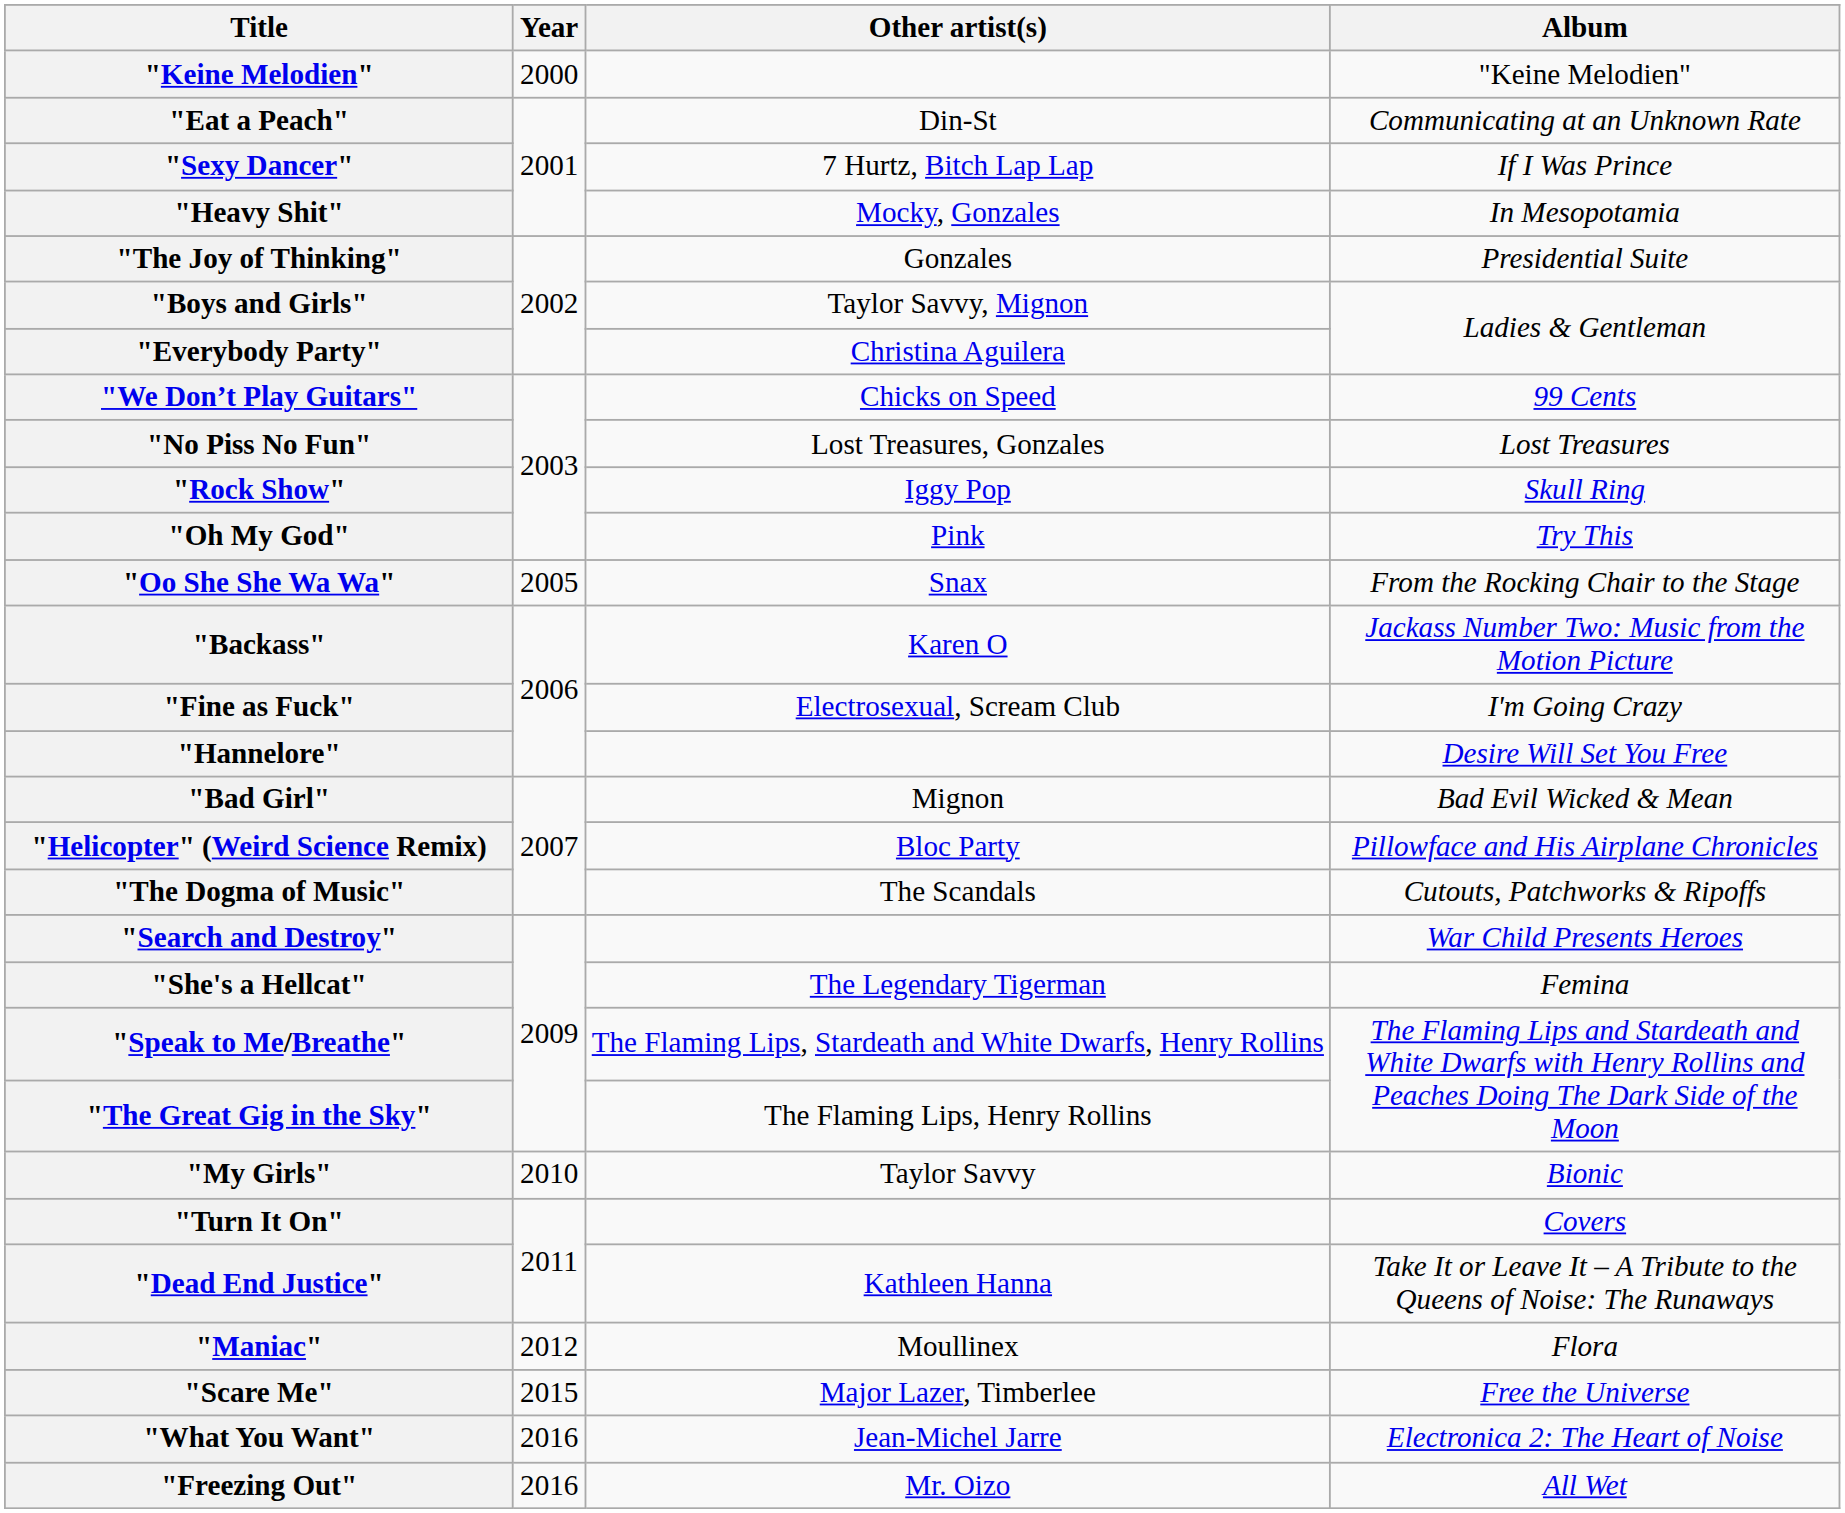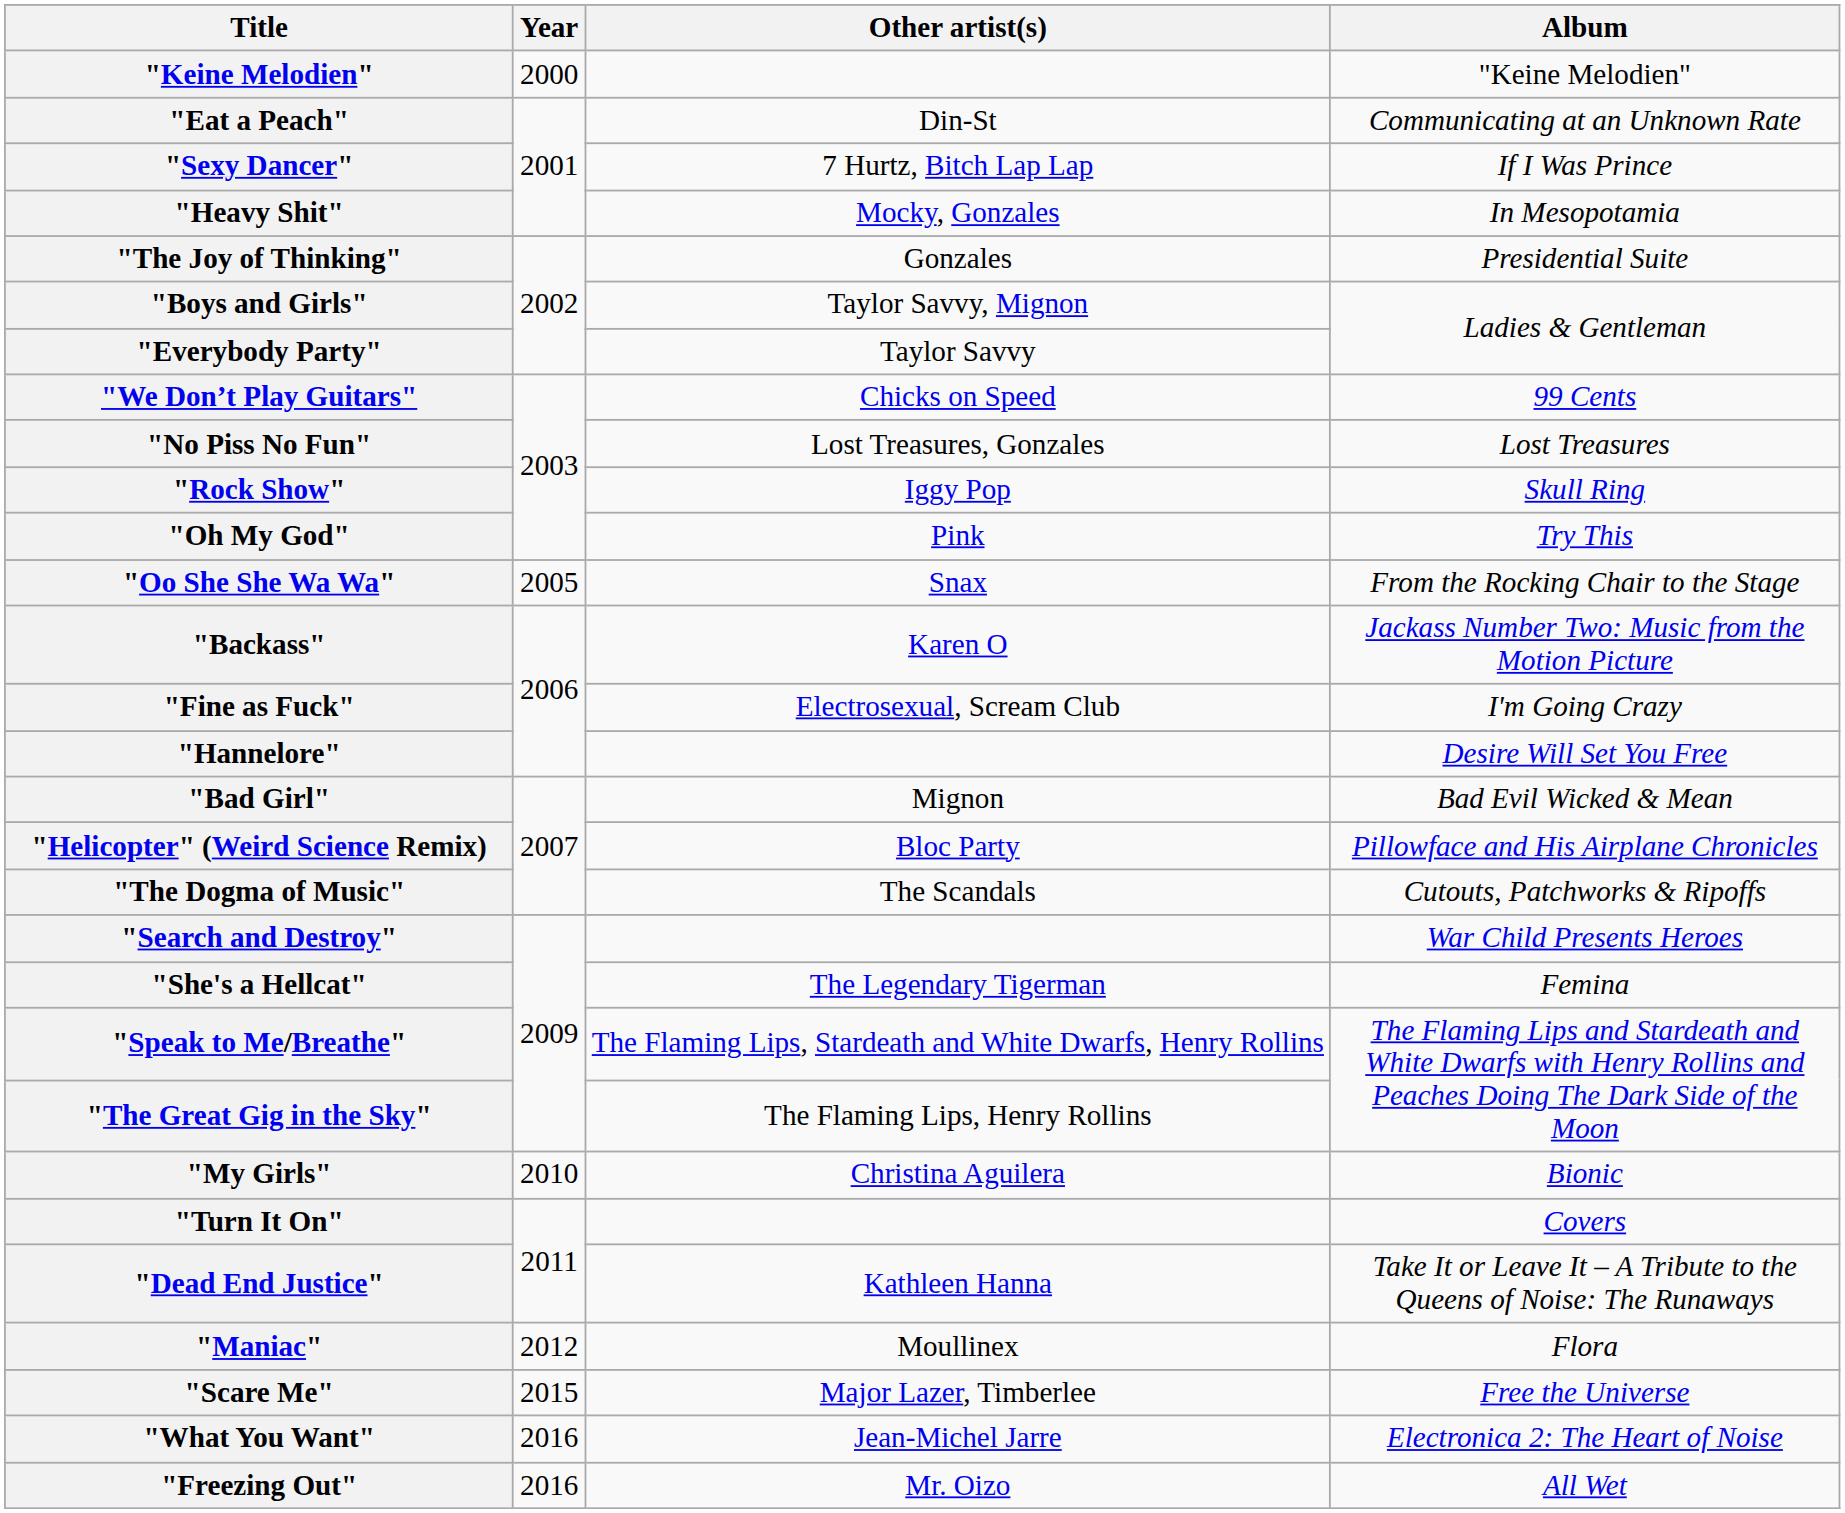(958, 350) Christina Aguilera -> (958, 350) Taylor Savvy
(958, 1174) Taylor Savvy -> (958, 1174) Christina Aguilera
